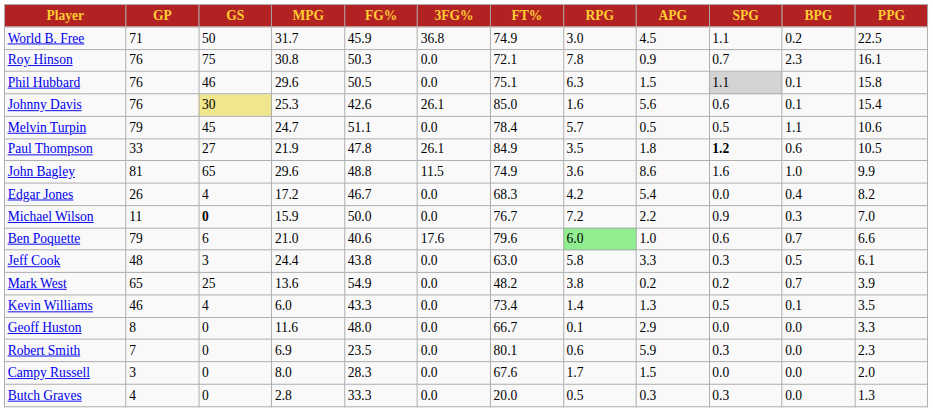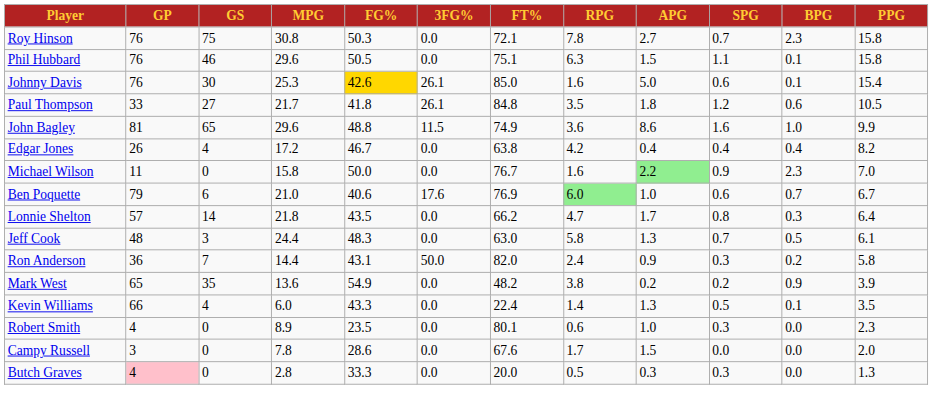- row: (46, 38)
(648, 60) 0.9 -> (648, 38) 2.7
(870, 60) 16.1 -> (870, 38) 15.8
(721, 83) lightgrey background -> (721, 60) no background
(209, 105) khaki background -> (209, 83) no background
(360, 105) no background -> (360, 83) gold background
(648, 105) 5.6 -> (648, 83) 5.0
- row: (47, 127)
(287, 150) 21.9 -> (287, 105) 21.7
(360, 150) 47.8 -> (360, 105) 41.8
(505, 150) 84.9 -> (505, 105) 84.8
(721, 150) bold -> (721, 105) normal
(505, 194) 68.3 -> (505, 150) 63.8
(648, 194) 5.4 -> (648, 150) 0.4
(721, 194) 0.0 -> (721, 150) 0.4
(205, 216) bold -> (205, 172) normal
(287, 216) 15.9 -> (287, 172) 15.8
(575, 216) 7.2 -> (575, 172) 1.6
(648, 216) no background -> (648, 172) lightgreen background
(794, 216) 0.3 -> (794, 172) 2.3
(505, 239) 79.6 -> (505, 194) 76.9
(867, 239) 6.6 -> (867, 194) 6.7
+ row: (49, 216)
(360, 261) 43.8 -> (360, 239) 48.3
(648, 261) 3.3 -> (648, 239) 1.3
(721, 261) 0.3 -> (721, 239) 0.7
+ row: (47, 261)
(209, 283) 25 -> (209, 283) 35
(794, 283) 0.7 -> (794, 283) 0.9
(136, 306) 46 -> (136, 306) 66
(505, 306) 73.4 -> (505, 306) 22.4
- row: (45, 328)
(133, 350) 7 -> (133, 328) 4
(283, 350) 6.9 -> (283, 328) 8.9
(648, 350) 5.9 -> (648, 328) 1.0
(283, 373) 8.0 -> (283, 350) 7.8
(360, 373) 28.3 -> (360, 350) 28.6
(133, 395) no background -> (133, 373) pink background
